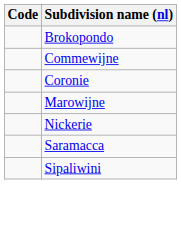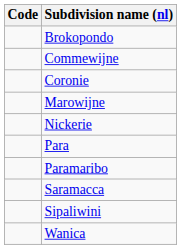+ row: (57, 146)
+ row: (76, 168)
+ row: (65, 233)
